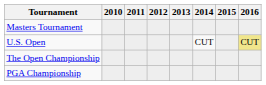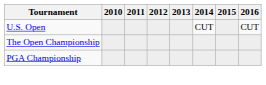- row: (45, 27)
(250, 42) khaki background -> (250, 27) no background
